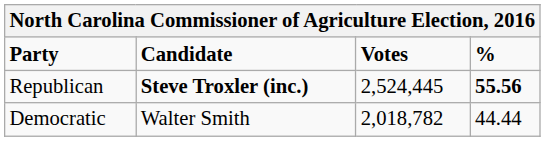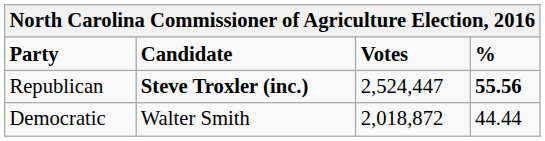(402, 86) 2,524,445 -> (402, 86) 2,524,447
(402, 119) 2,018,782 -> (402, 119) 2,018,872
